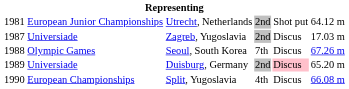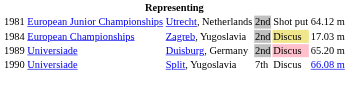(14, 36) 1987 -> (14, 36) 1984
(52, 36) Universiade -> (81, 36) European Championships
(287, 36) no background -> (287, 36) khaki background
- row: (206, 50)
(81, 79) European Championships -> (52, 65) Universiade
(262, 79) 4th -> (262, 65) 7th
